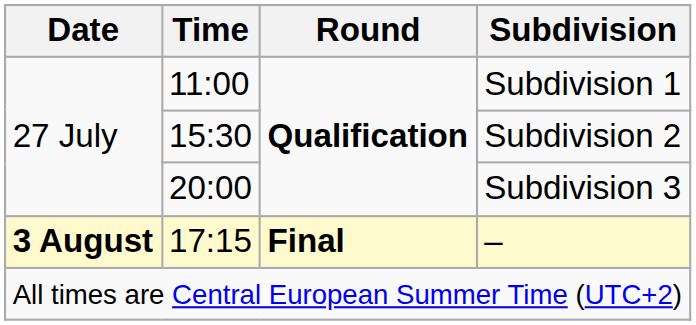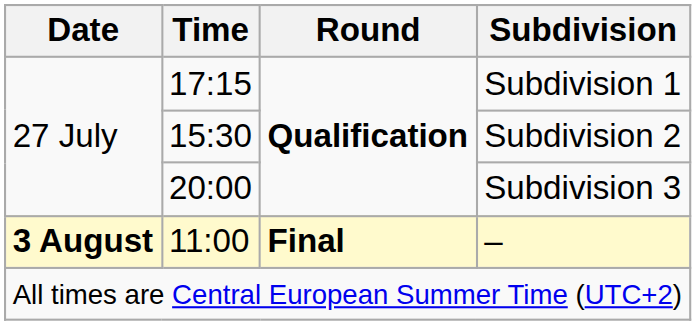(209, 83) 11:00 -> (210, 83) 17:15
(210, 240) 17:15 -> (209, 240) 11:00
